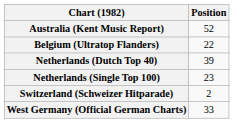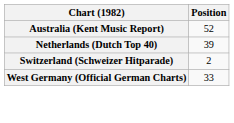- row: (97, 45)
- row: (97, 77)
